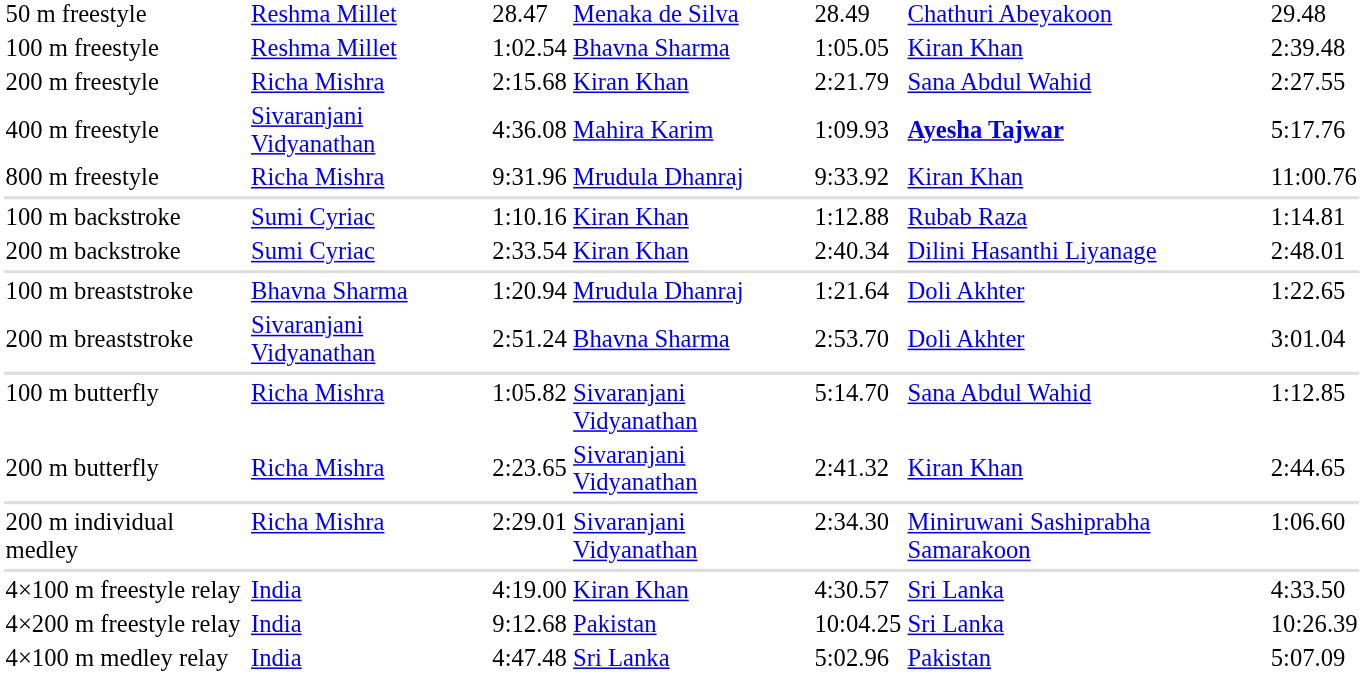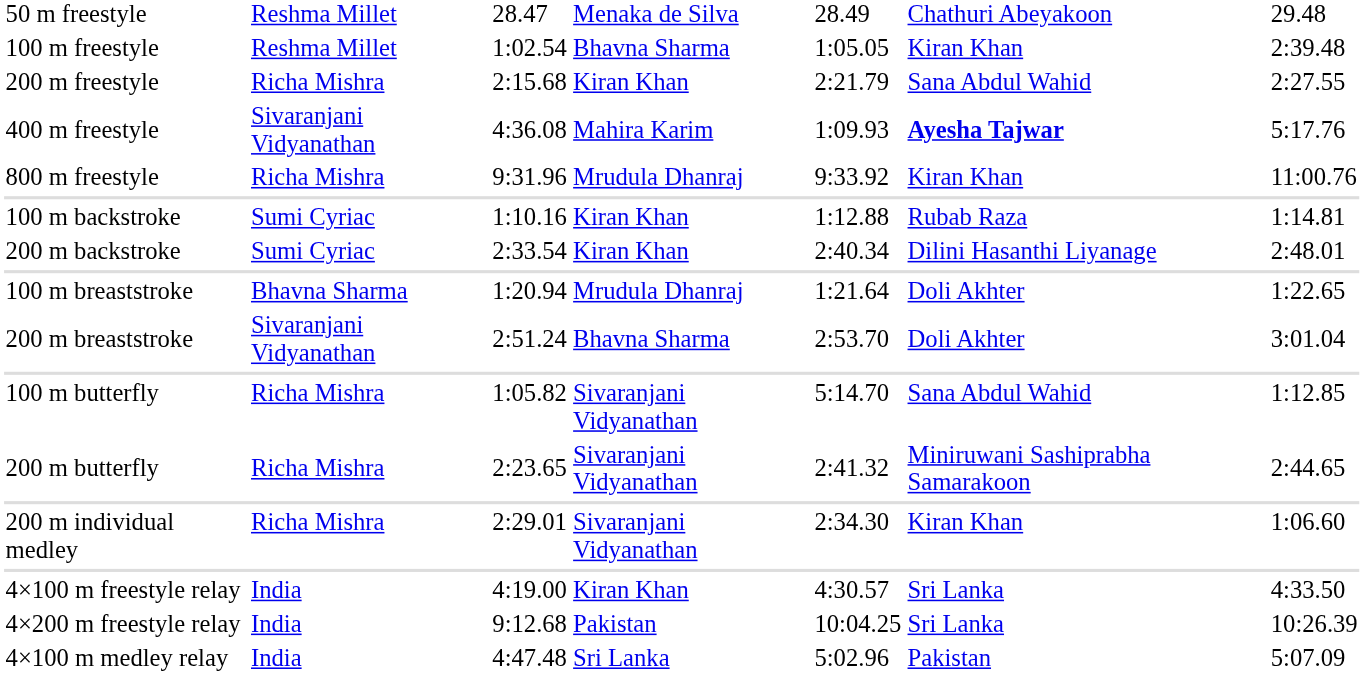(965, 468) Kiran Khan -> (1029, 468) Miniruwani Sashiprabha Samarakoon
(1029, 536) Miniruwani Sashiprabha Samarakoon -> (965, 522) Kiran Khan
